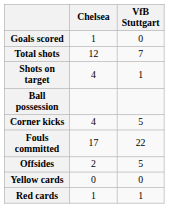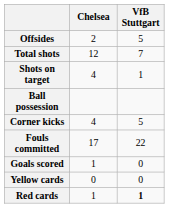rows swapped: (37, 38) <-> (37, 164)
(141, 195) normal -> (141, 195) bold
